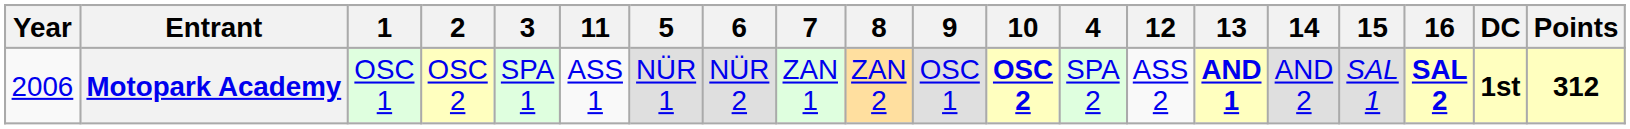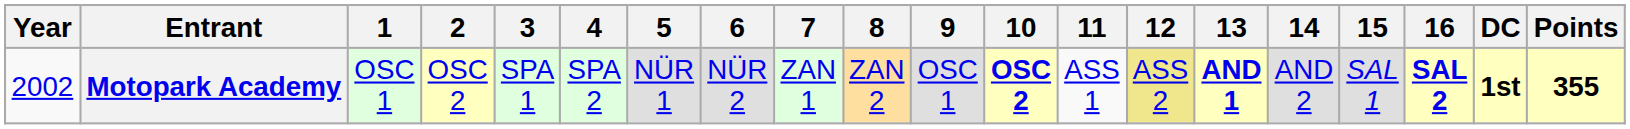columns swapped: (1093, 26) <-> (595, 26)
(42, 86) 2006 -> (42, 86) 2002
(1161, 86) no background -> (1161, 86) khaki background
(1576, 86) 312 -> (1576, 86) 355
